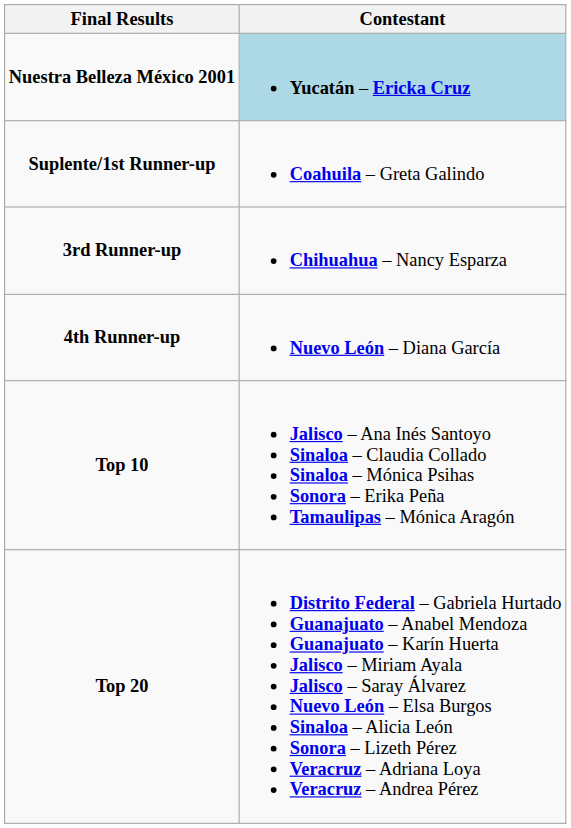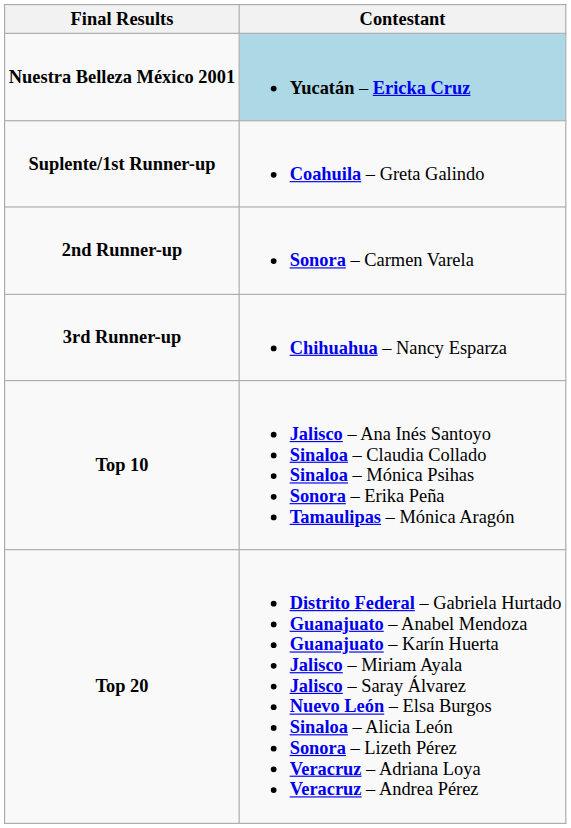+ row: (122, 250)
- row: (122, 337)
